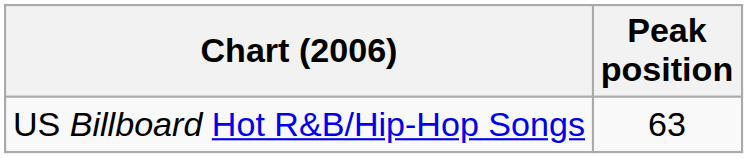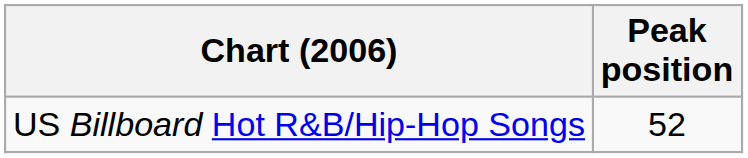(667, 123) 63 -> (667, 123) 52
